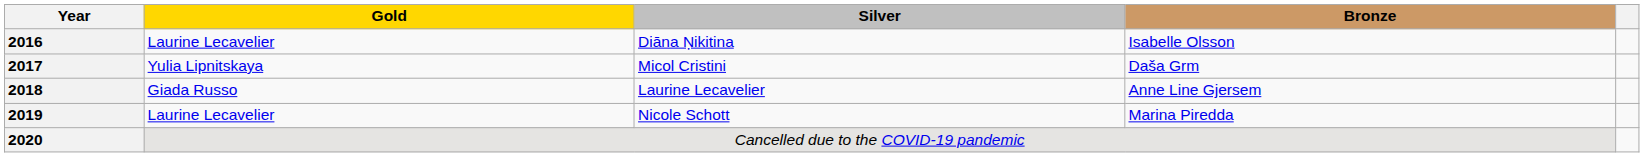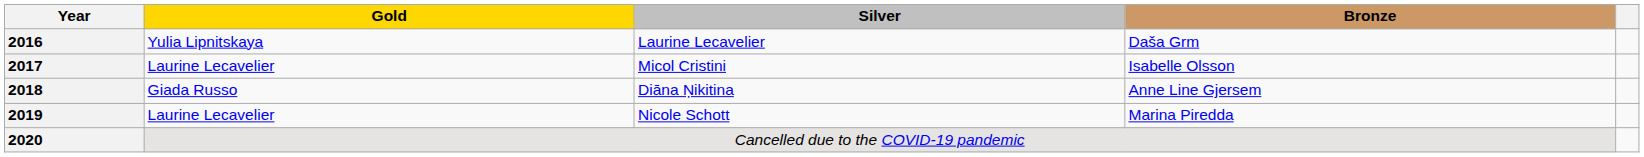(211, 41) Laurine Lecavelier -> (205, 41) Yulia Lipnitskaya
(686, 41) Diāna Ņikitina -> (701, 41) Laurine Lecavelier
(1182, 41) Isabelle Olsson -> (1164, 41) Daša Grm
(205, 66) Yulia Lipnitskaya -> (211, 66) Laurine Lecavelier
(1164, 66) Daša Grm -> (1182, 66) Isabelle Olsson
(701, 90) Laurine Lecavelier -> (686, 90) Diāna Ņikitina
